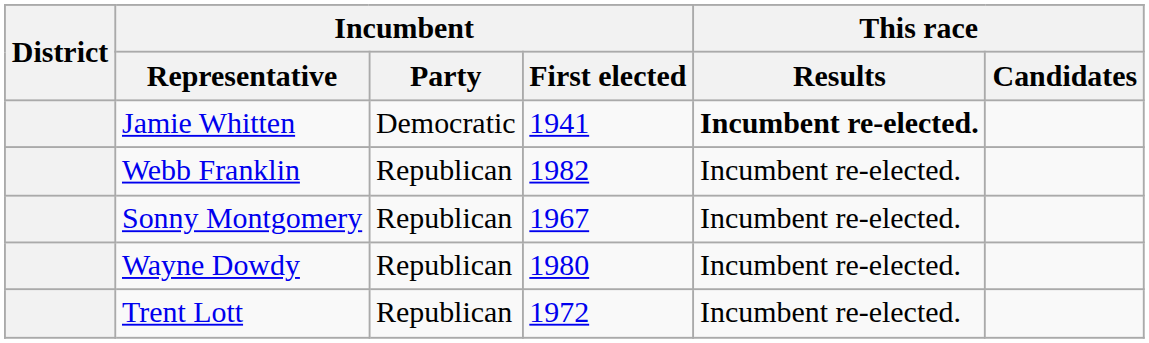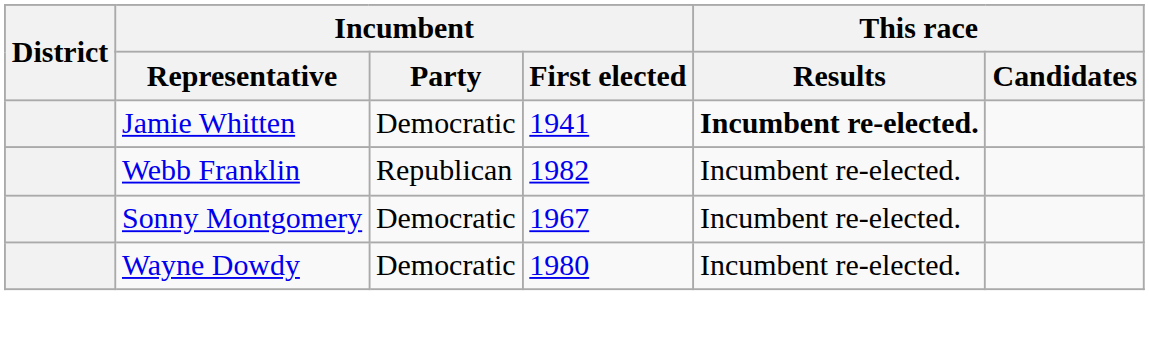(444, 218) Republican -> (446, 218) Democratic
(444, 265) Republican -> (446, 265) Democratic
- row: (183, 312)
